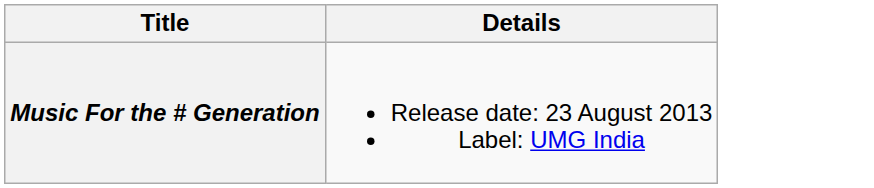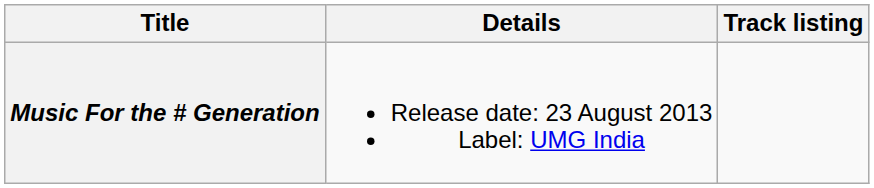+ column: (793, 23)
